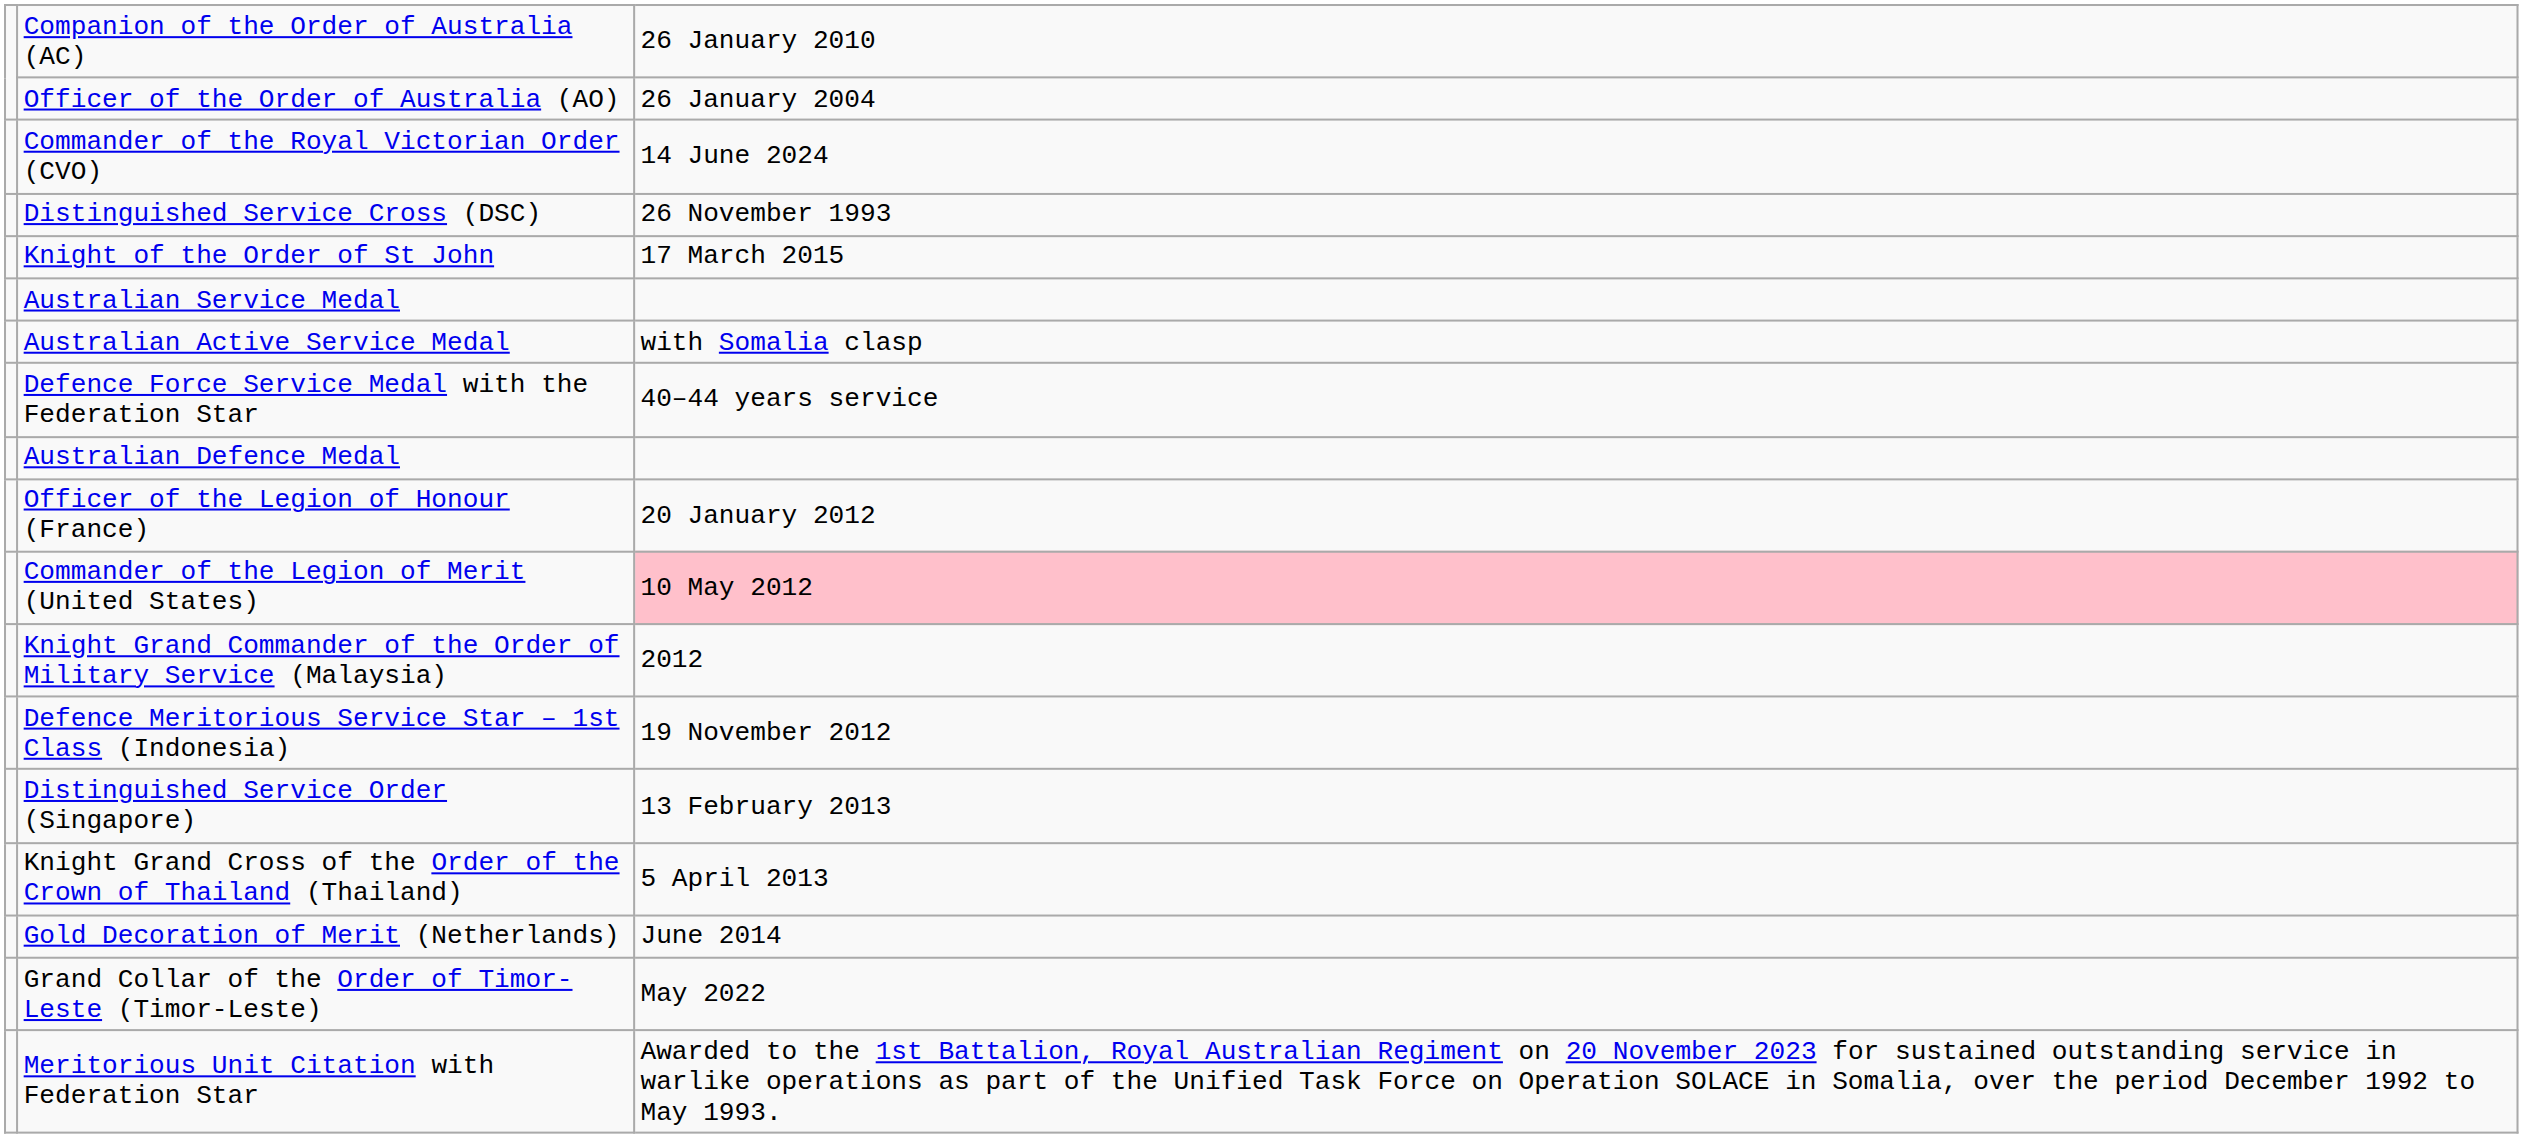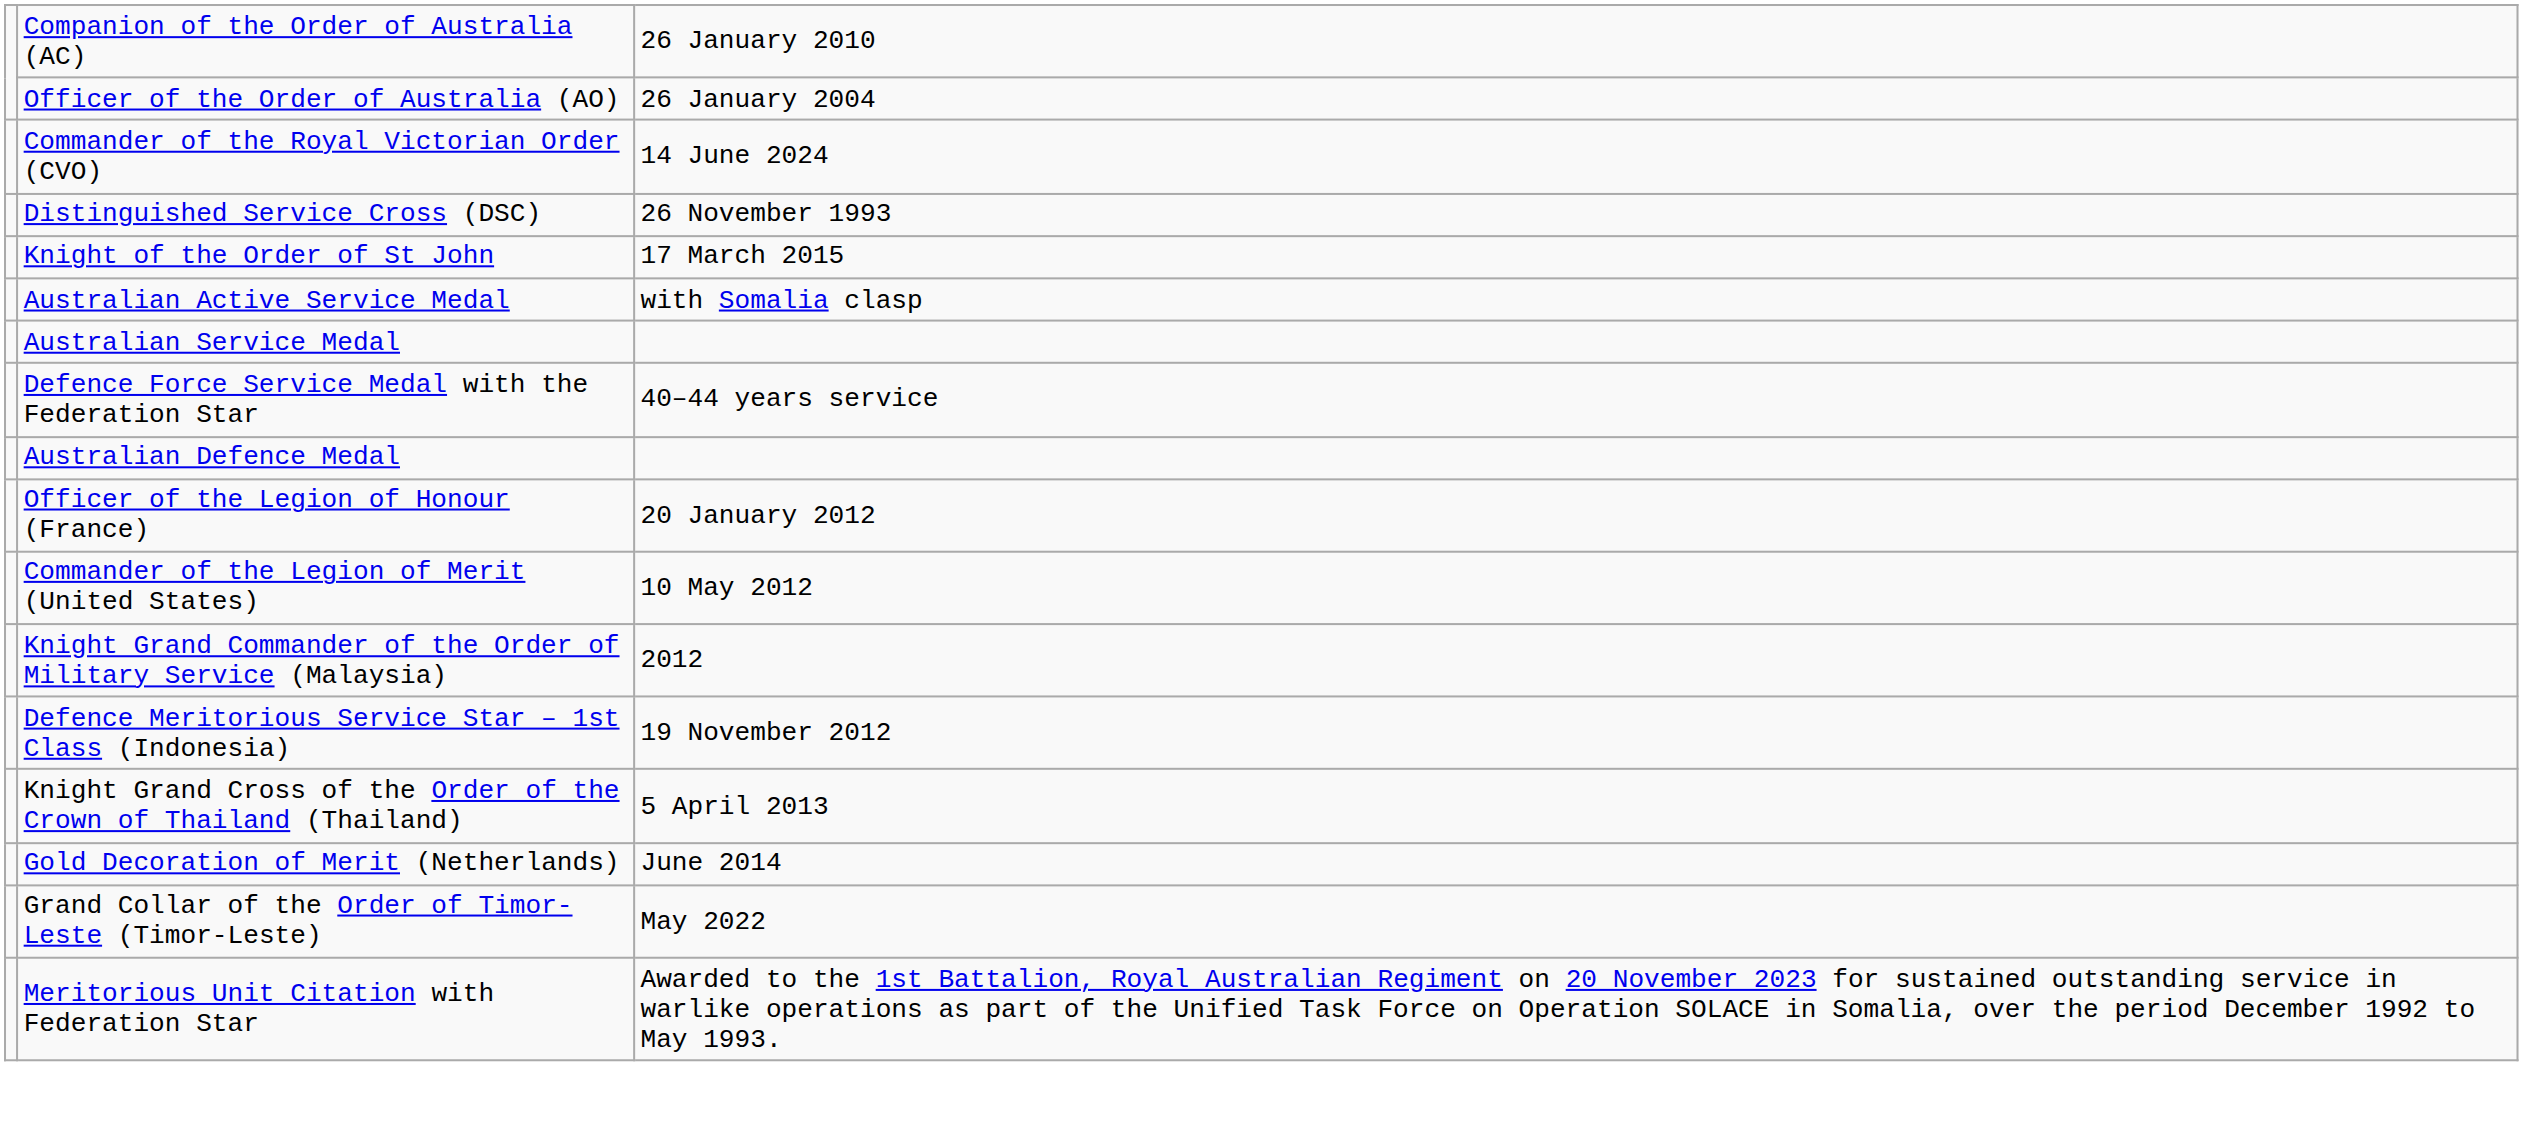rows swapped: (267, 342) <-> (212, 300)
(727, 588) pink background -> (727, 588) no background
- row: (235, 806)
